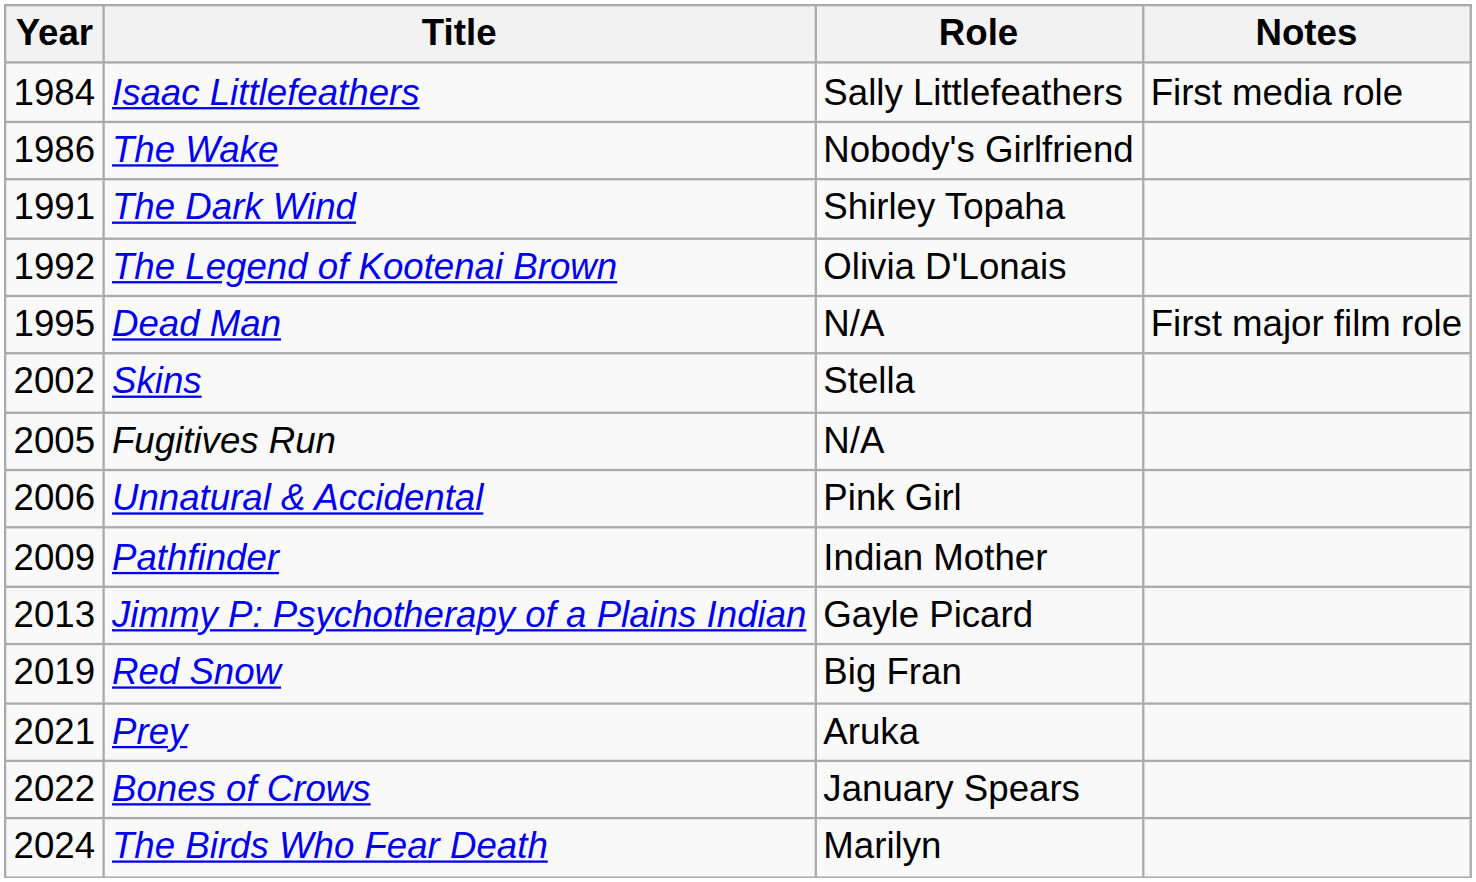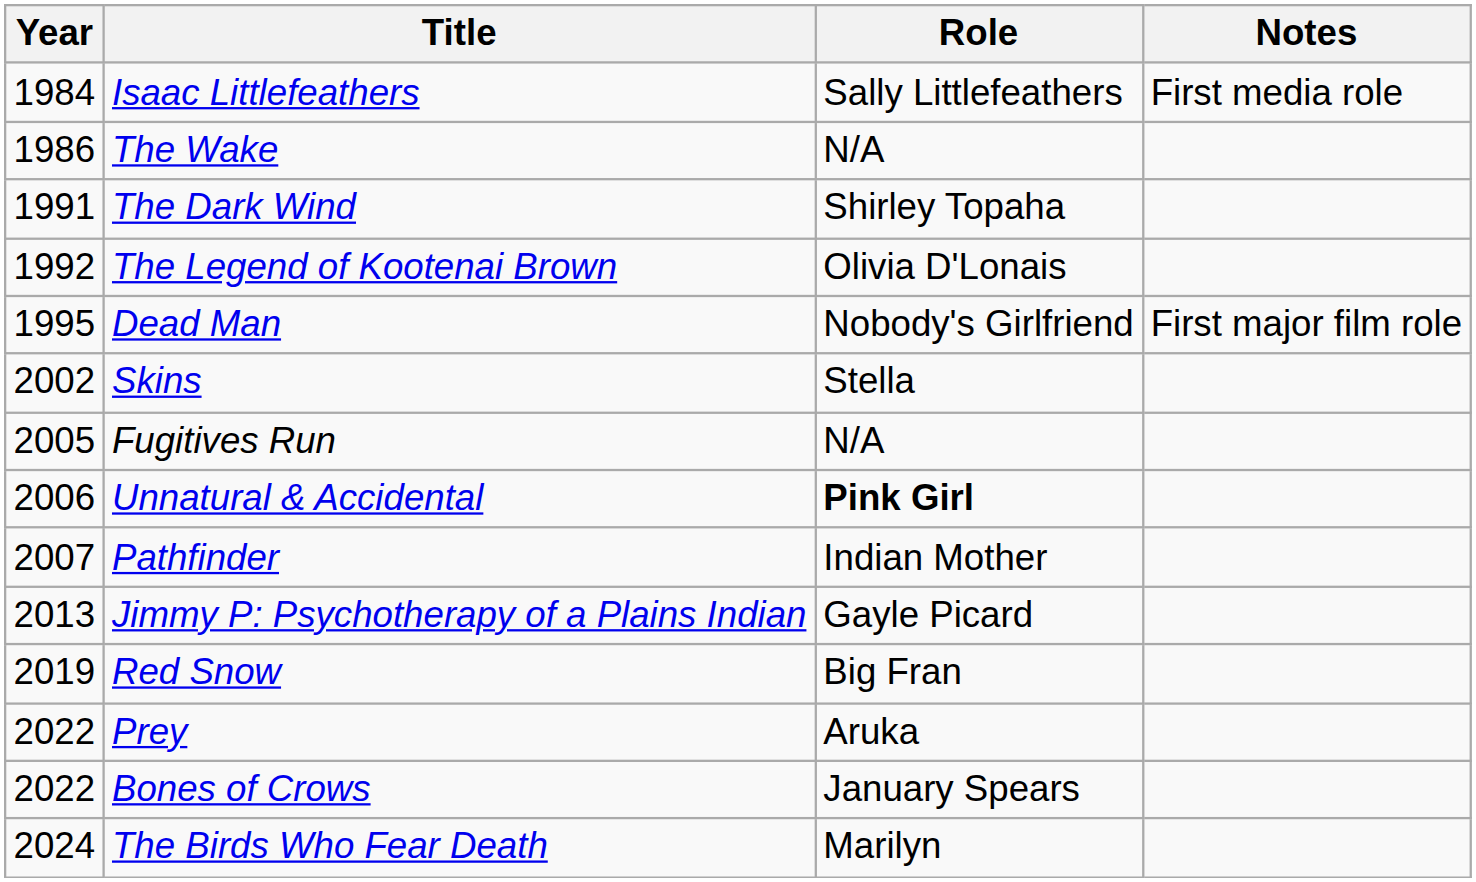(979, 149) Nobody's Girlfriend -> (854, 149) N/A
(854, 324) N/A -> (979, 324) Nobody's Girlfriend
(893, 498) normal -> (899, 498) bold
(54, 556) 2009 -> (54, 556) 2007
(54, 730) 2021 -> (54, 730) 2022
